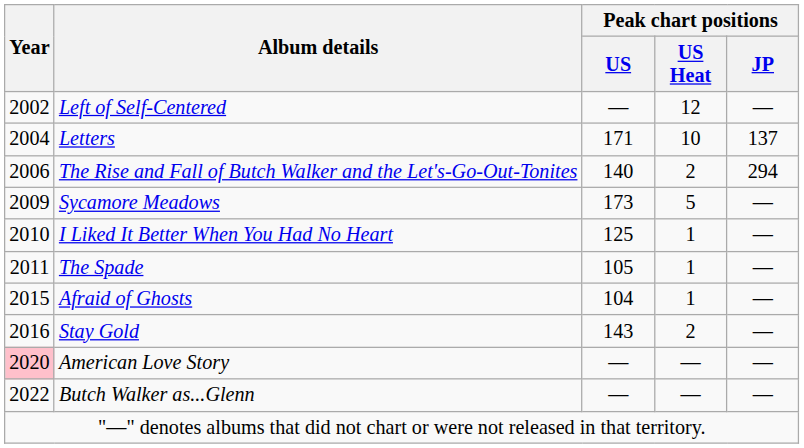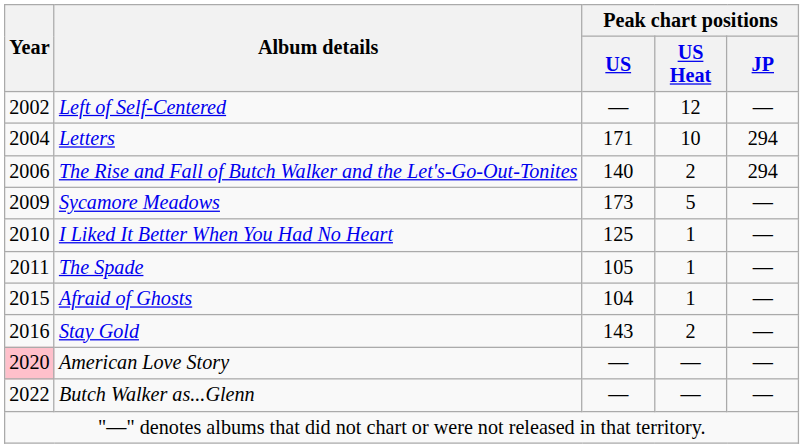(763, 139) 137 -> (763, 139) 294
